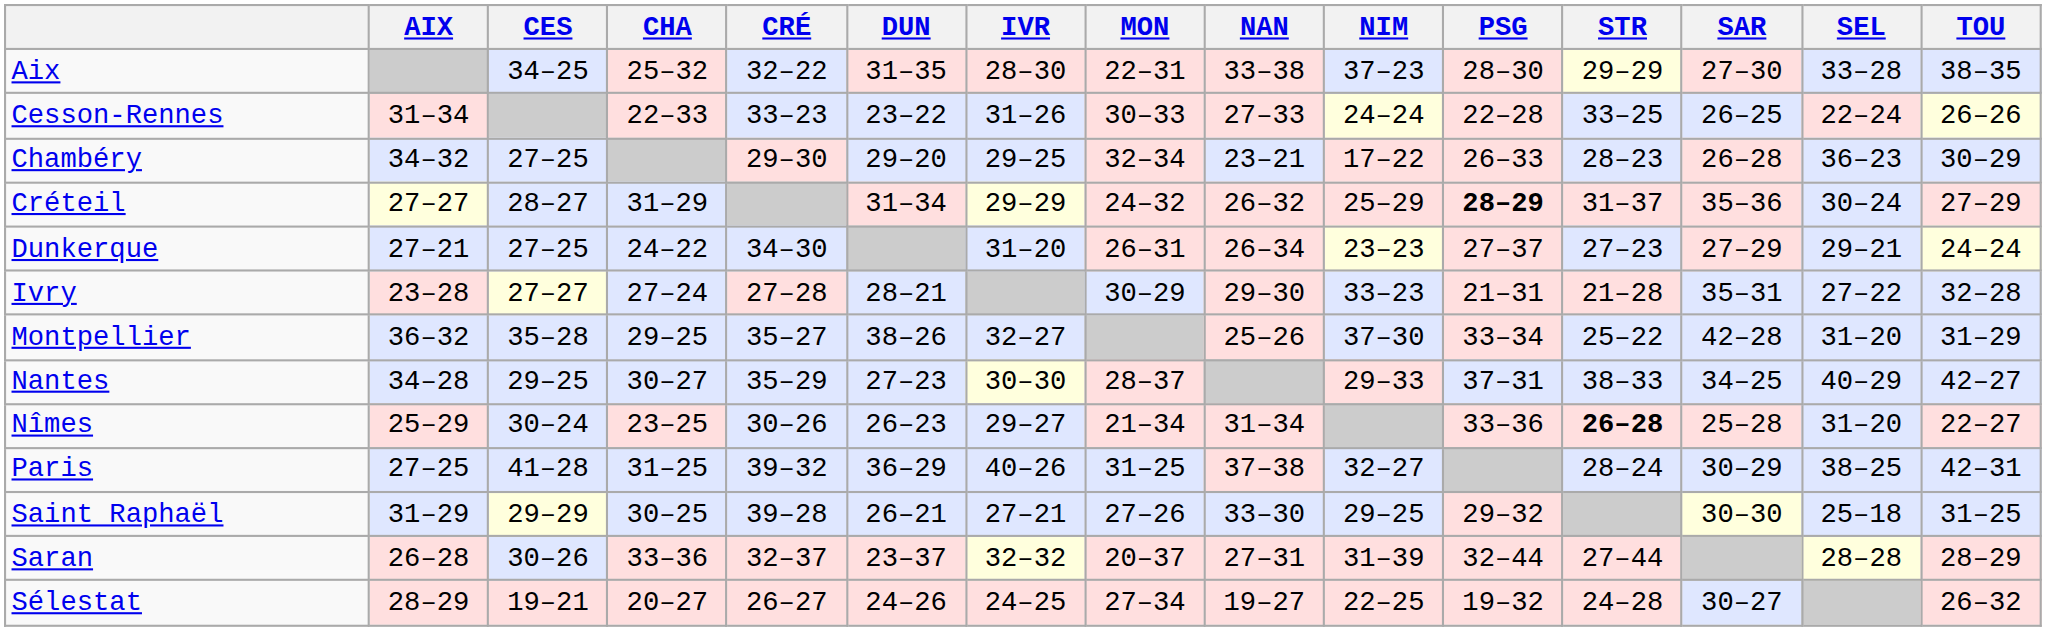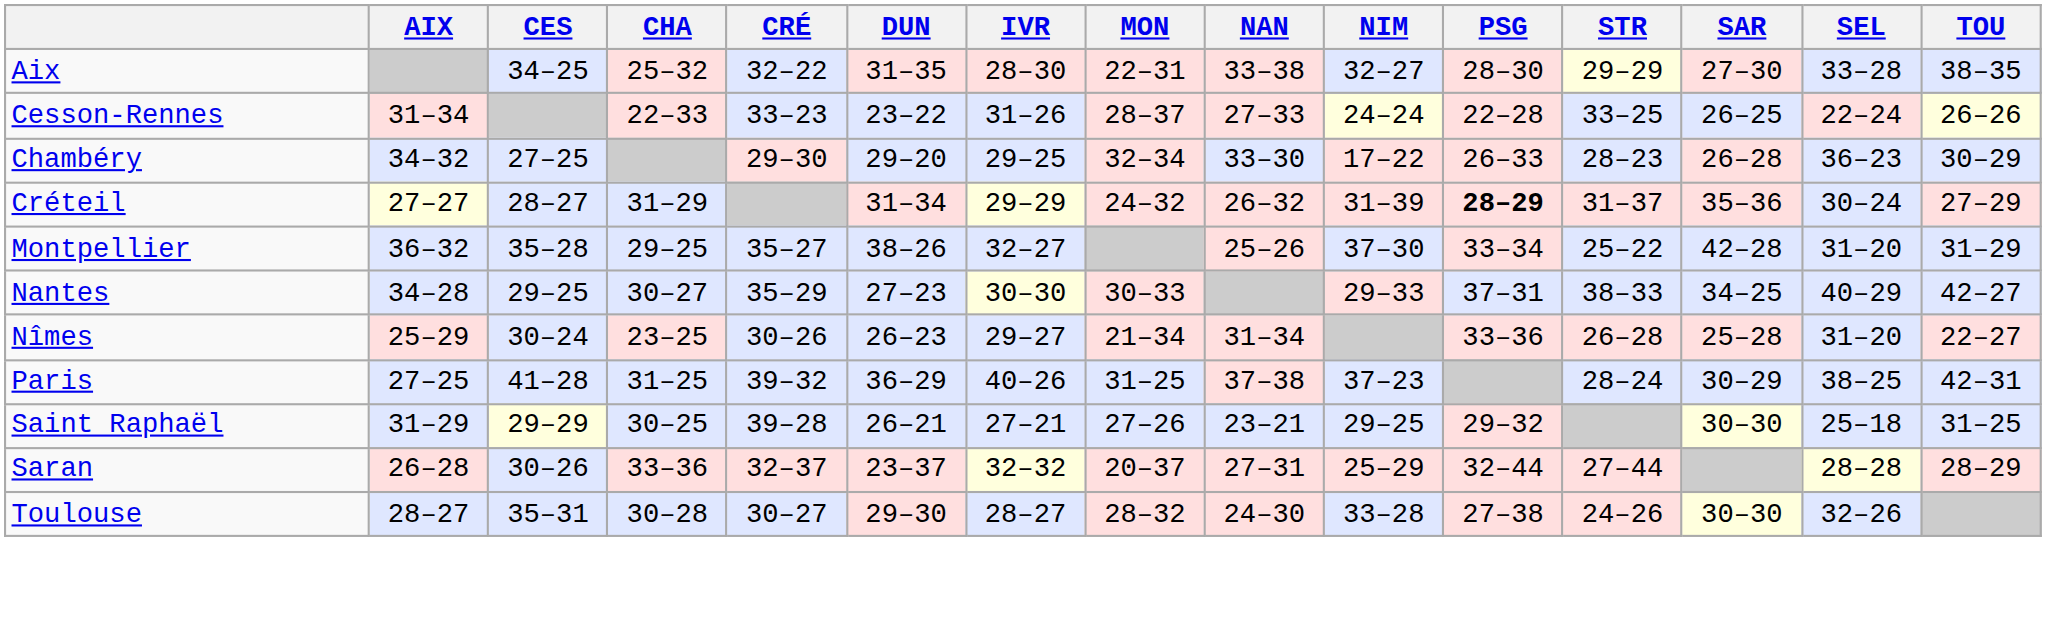(1384, 71) 37–23 -> (1384, 71) 32–27
(1145, 116) 30–33 -> (1145, 116) 28–37
(1264, 160) 23–21 -> (1264, 160) 33–30
(1384, 204) 25–29 -> (1384, 204) 31–39
- row: (85, 249)
- row: (44, 293)
(1145, 381) 28–37 -> (1145, 293) 30–33
(1622, 426) bold -> (1622, 337) normal
(1384, 470) 32–27 -> (1384, 381) 37–23
(1264, 514) 33–30 -> (1264, 426) 23–21
(1384, 559) 31–39 -> (1384, 470) 25–29
- row: (77, 603)
+ row: (77, 514)
